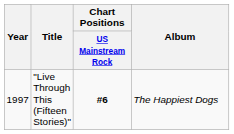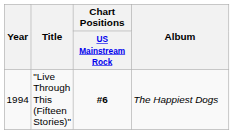(18, 99) 1997 -> (18, 99) 1994
